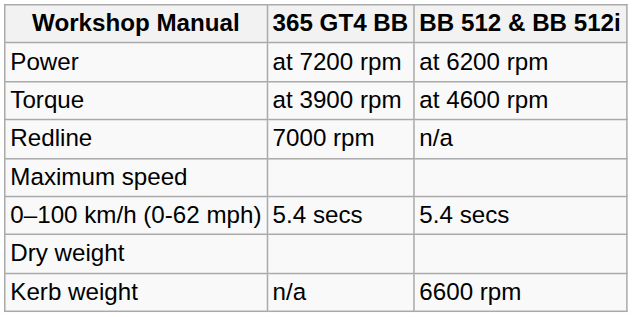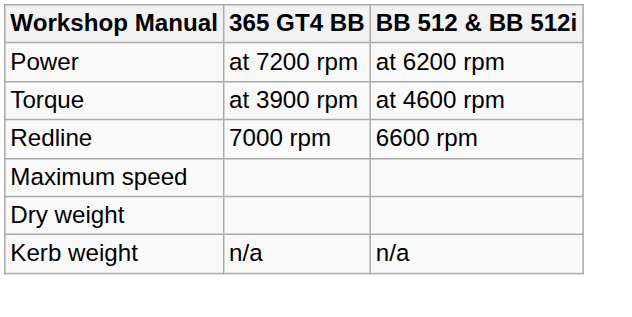(436, 138) n/a -> (427, 138) 6600 rpm
- row: (136, 215)
(470, 291) 6600 rpm -> (393, 253) n/a
